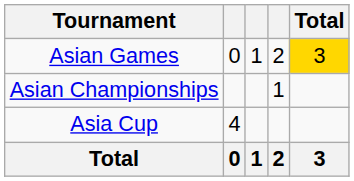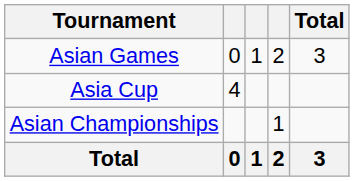(319, 55) gold background -> (319, 55) no background
rows swapped: (114, 90) <-> (114, 124)
